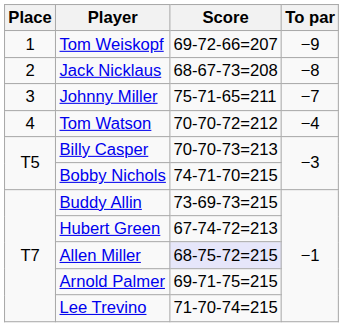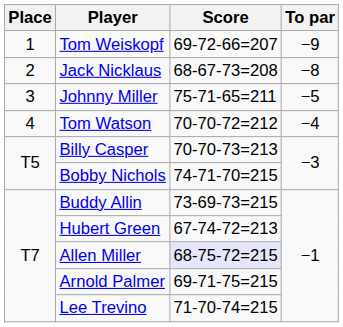(310, 96) −7 -> (310, 96) −5
